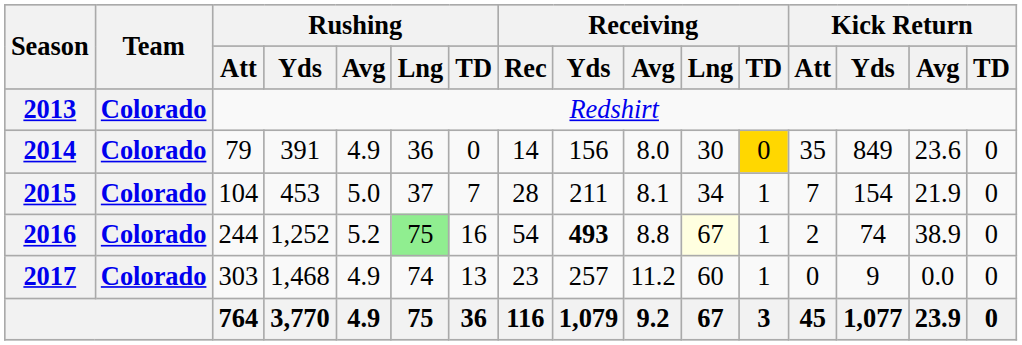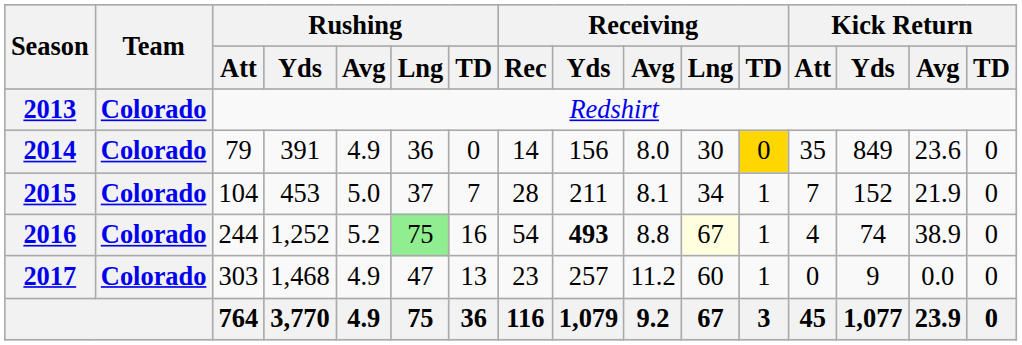(873, 192) 154 -> (873, 192) 152
(813, 234) 2 -> (813, 234) 4
(420, 276) 74 -> (420, 276) 47
